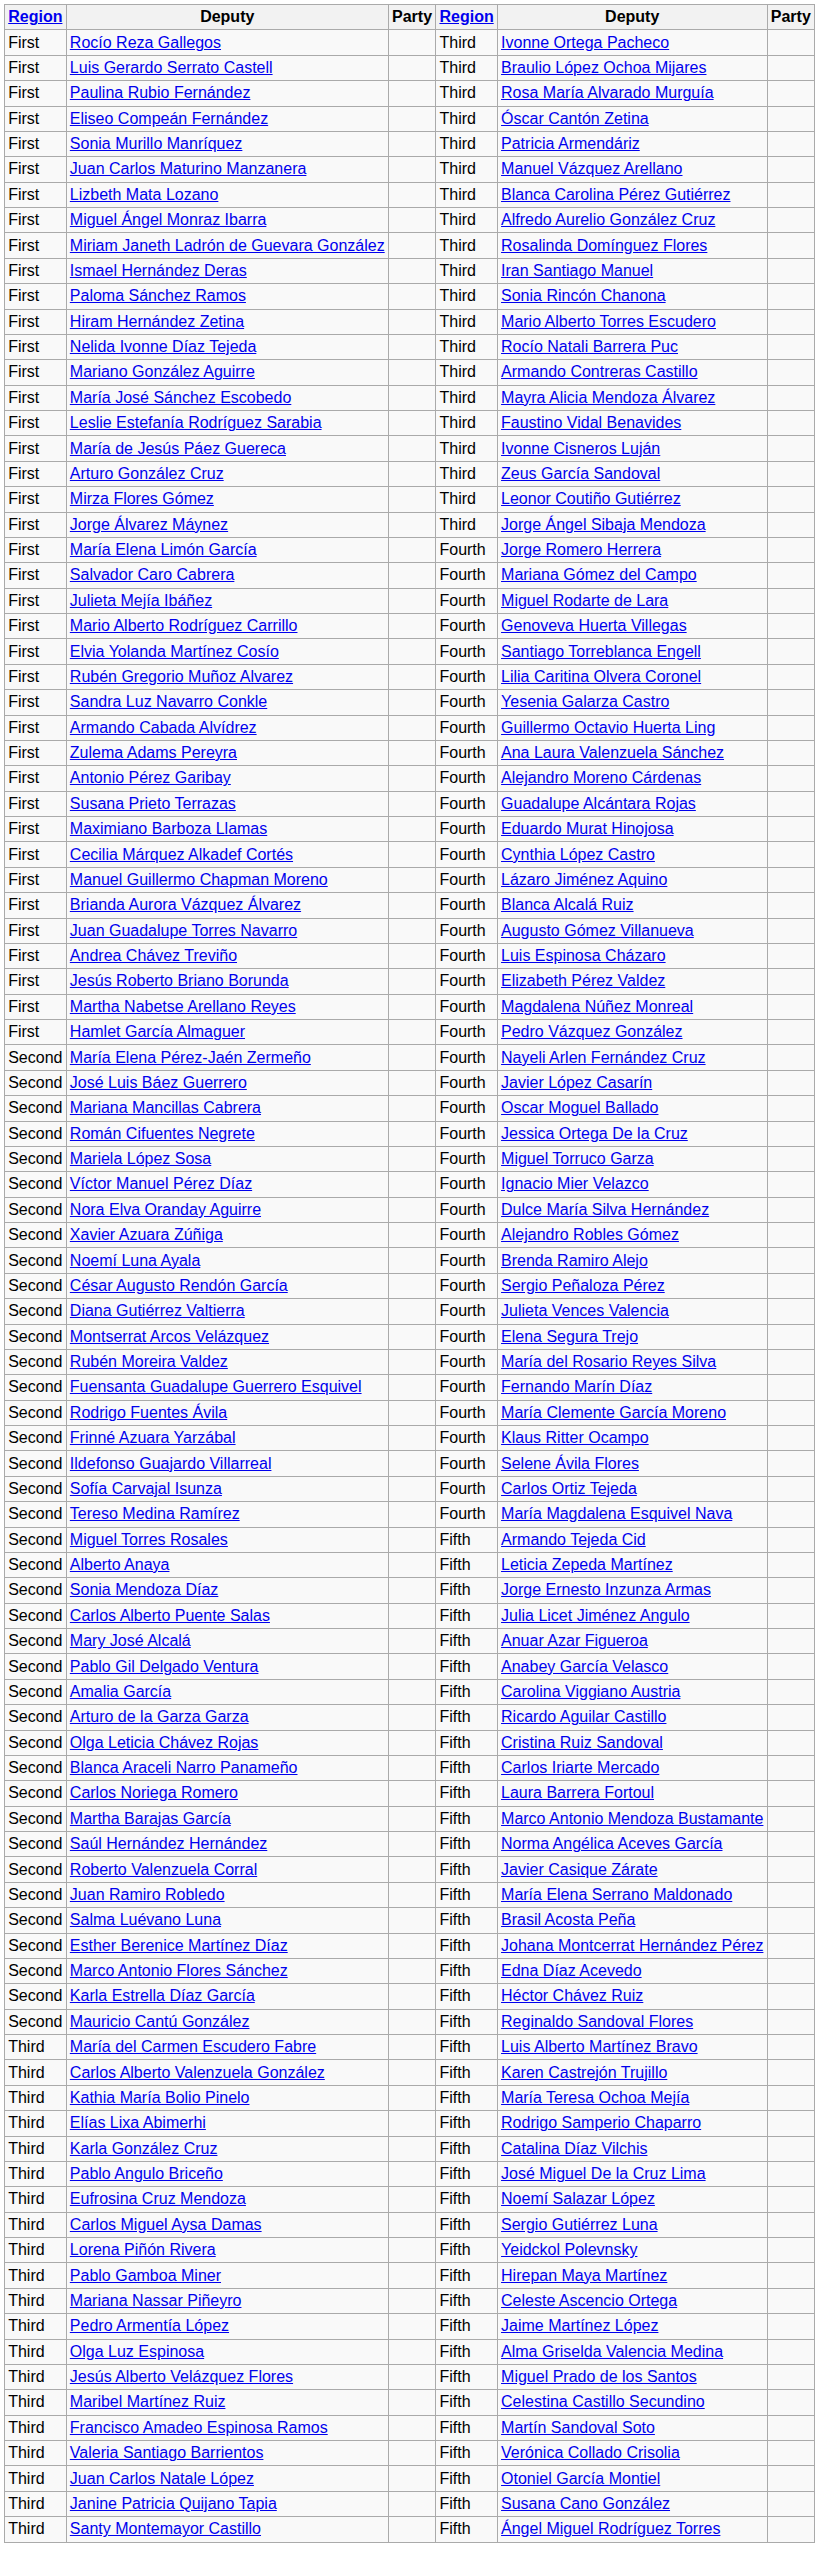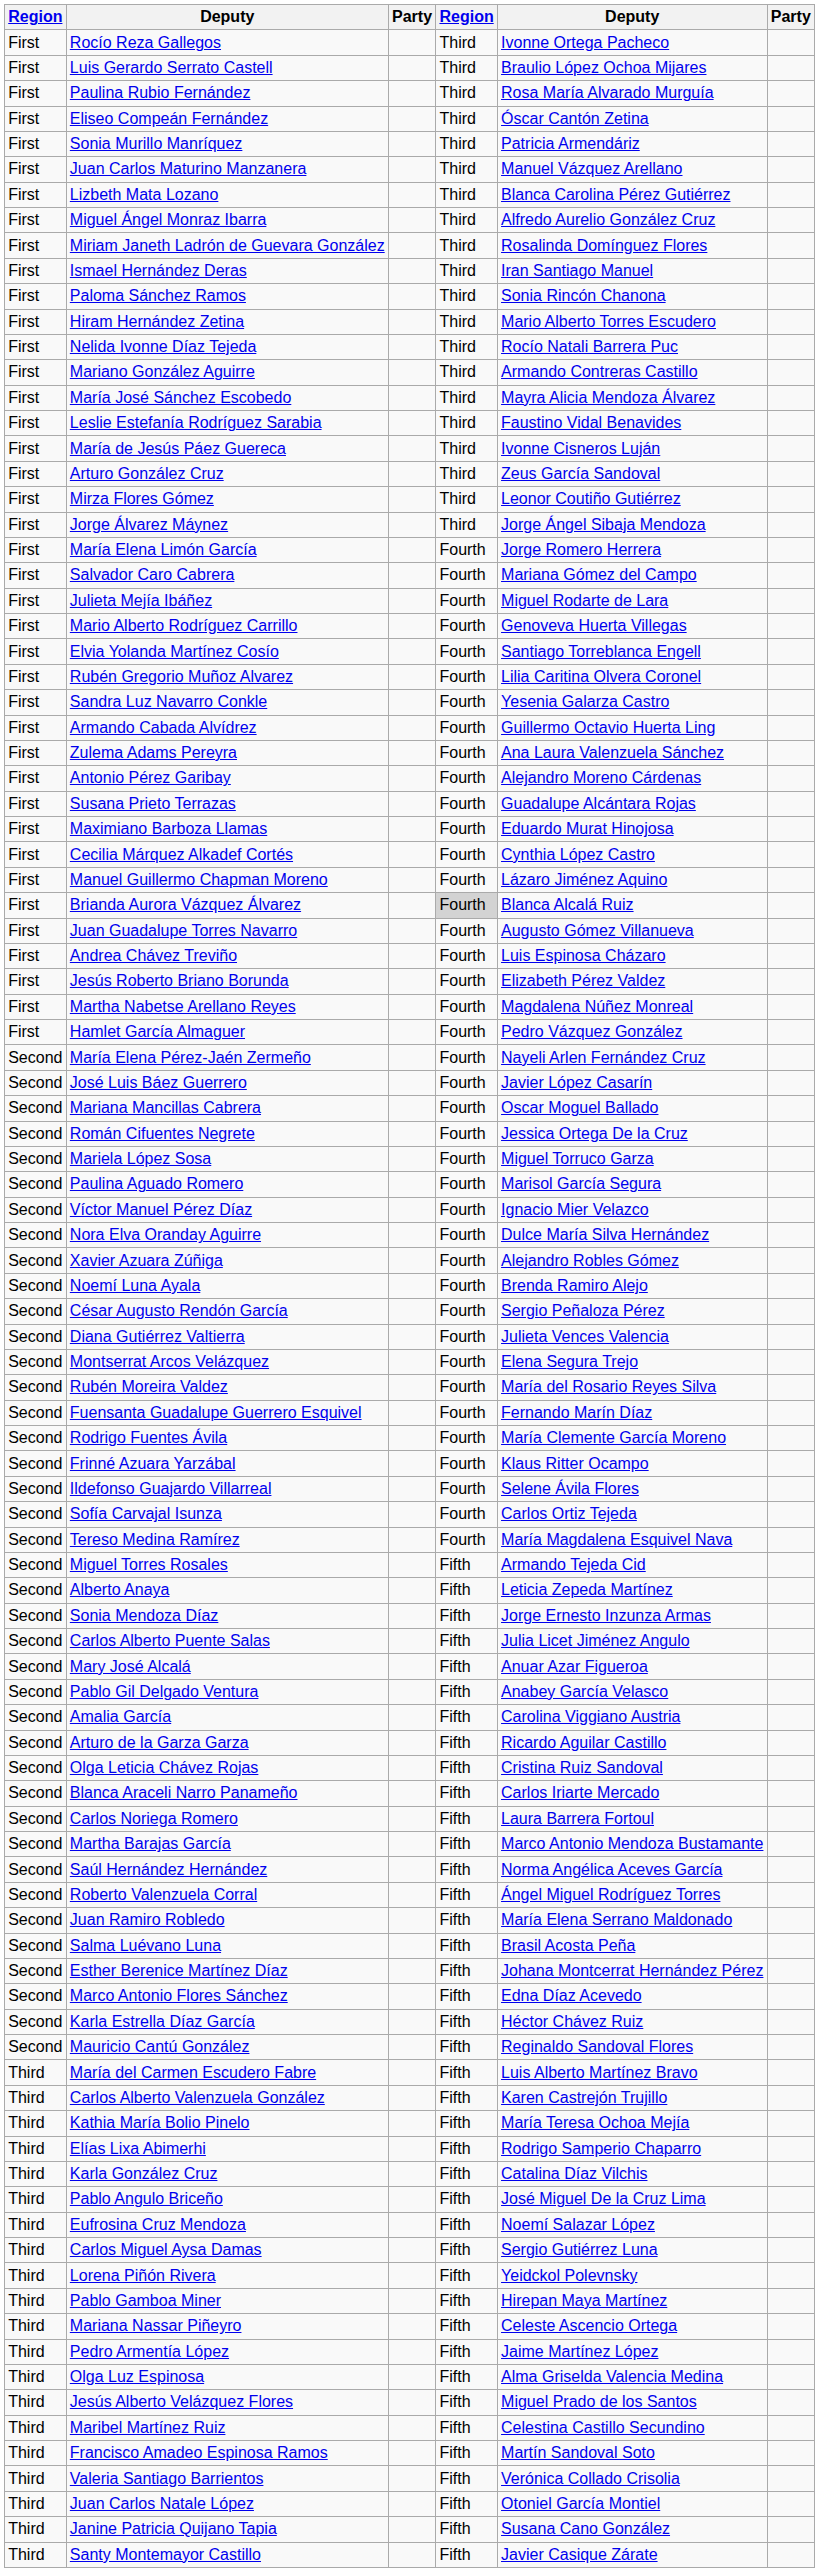(463, 905) no background -> (463, 905) lightgrey background
+ row: (157, 1184)
(579, 1869) Javier Casique Zárate -> (611, 1894) Ángel Miguel Rodríguez Torres
(611, 2529) Ángel Miguel Rodríguez Torres -> (579, 2554) Javier Casique Zárate
